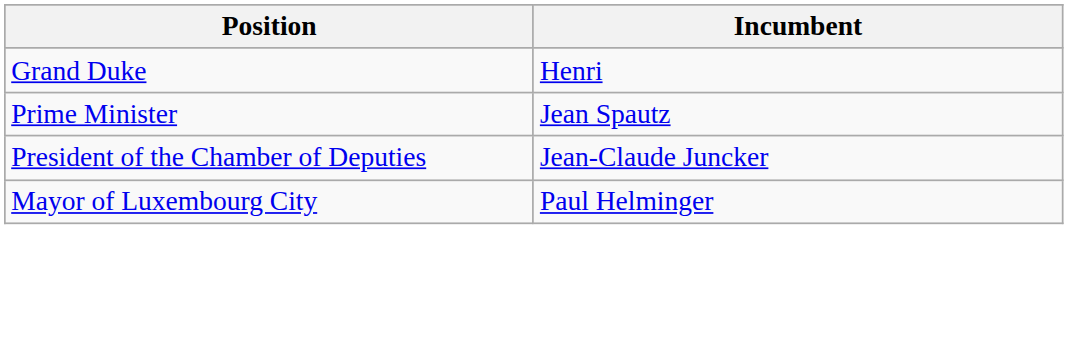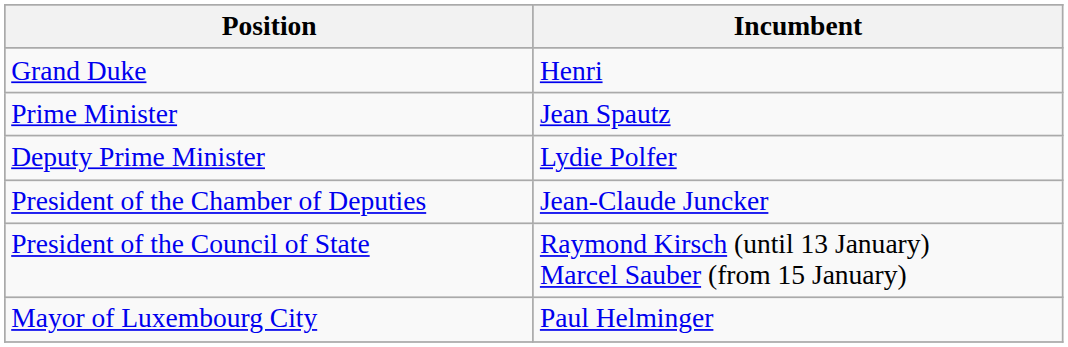+ row: (138, 157)
+ row: (190, 244)
